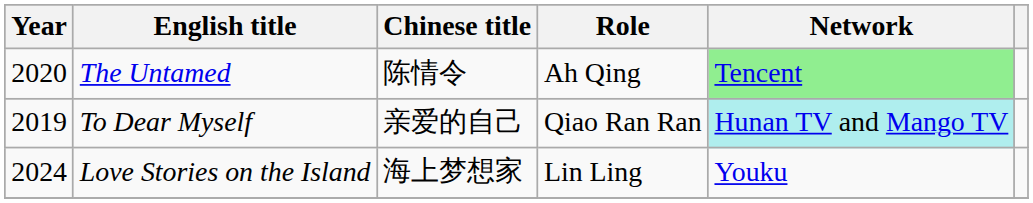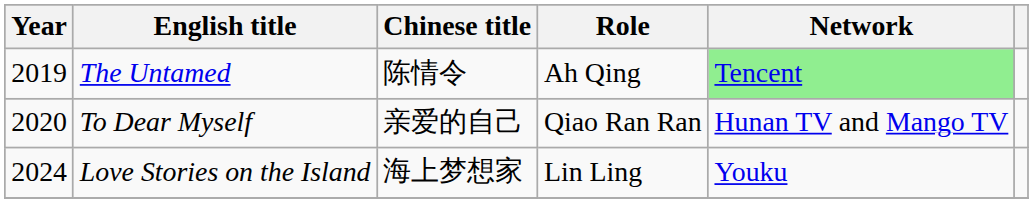(39, 73) 2020 -> (39, 73) 2019
(39, 122) 2019 -> (39, 122) 2020
(861, 122) paleturquoise background -> (861, 122) no background
